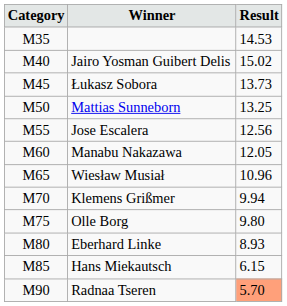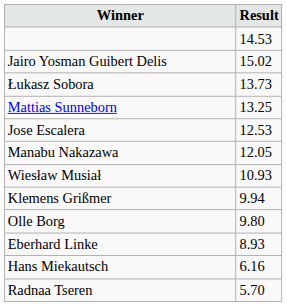- column: (36, 15)
(256, 130) 12.56 -> (256, 130) 12.53
(256, 175) 10.96 -> (256, 175) 10.93
(252, 267) 6.15 -> (252, 267) 6.16
(252, 289) lightsalmon background -> (252, 289) no background
